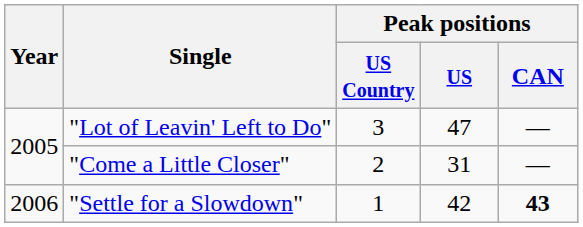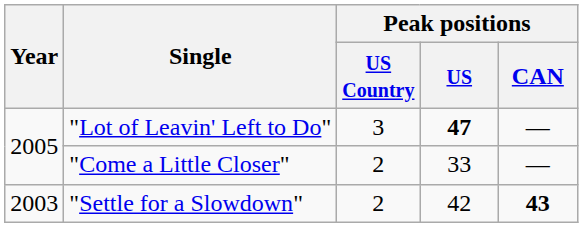(459, 126) normal -> (459, 126) bold
(459, 164) 31 -> (459, 164) 33
(34, 202) 2006 -> (34, 202) 2003
(378, 202) 1 -> (378, 202) 2
